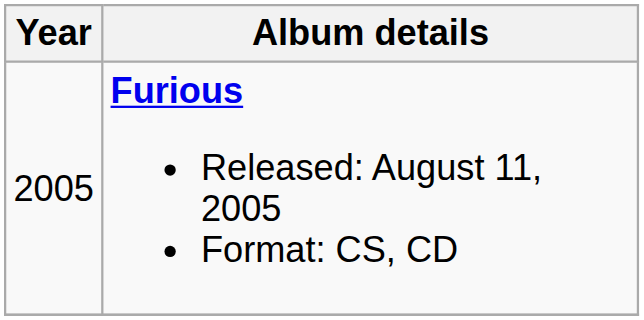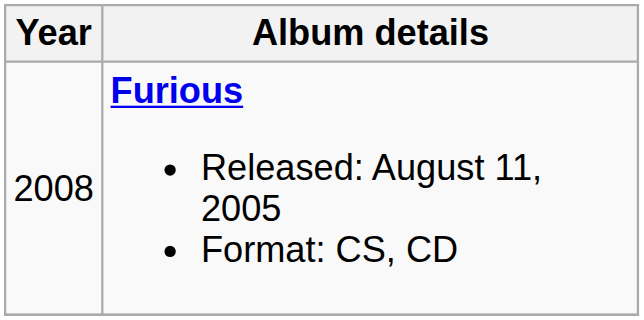(54, 187) 2005 -> (54, 187) 2008
